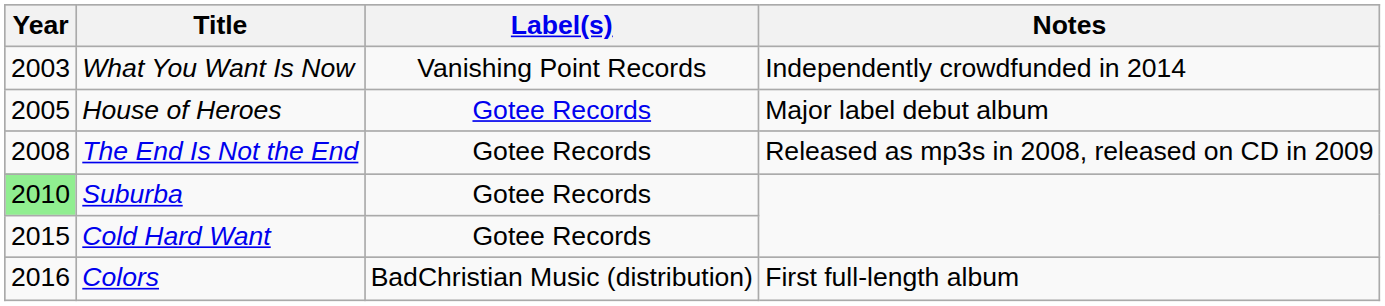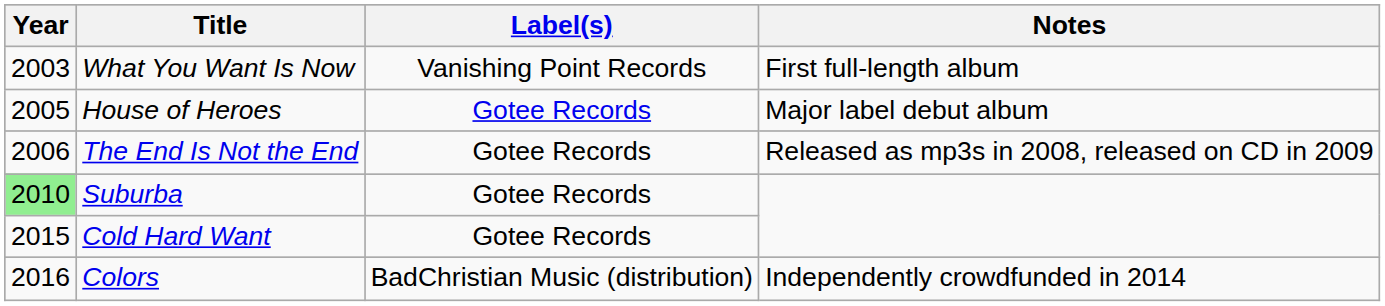(976, 67) Independently crowdfunded in 2014 -> (892, 67) First full-length album
(40, 151) 2008 -> (40, 151) 2006
(892, 278) First full-length album -> (976, 278) Independently crowdfunded in 2014
